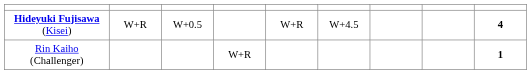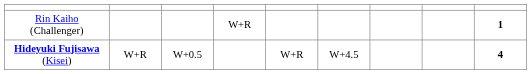rows swapped: (57, 25) <-> (57, 54)
